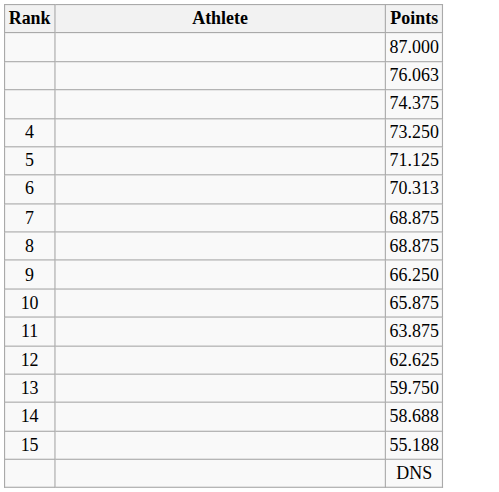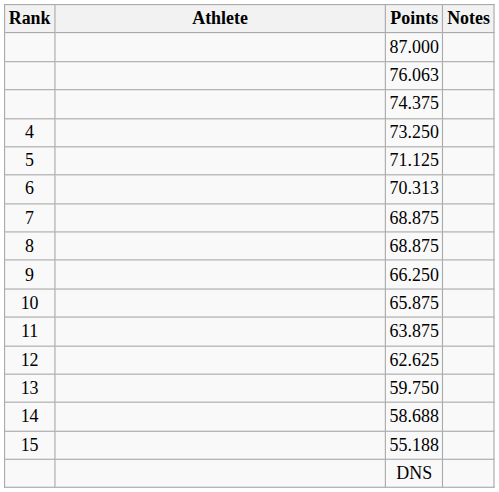+ column: (469, 18)
